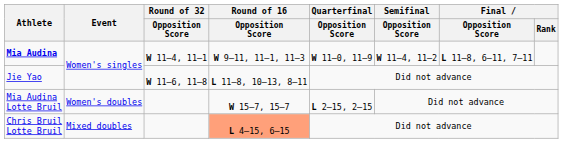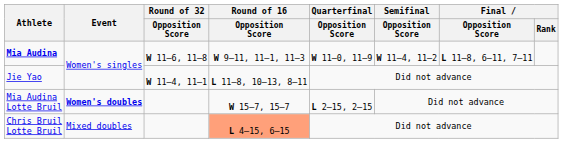(177, 58) W 11–4, 11–1 -> (177, 58) W 11–6, 11–8
(177, 82) W 11–6, 11–8 -> (177, 82) W 11–4, 11–1
(104, 101) normal -> (104, 101) bold
